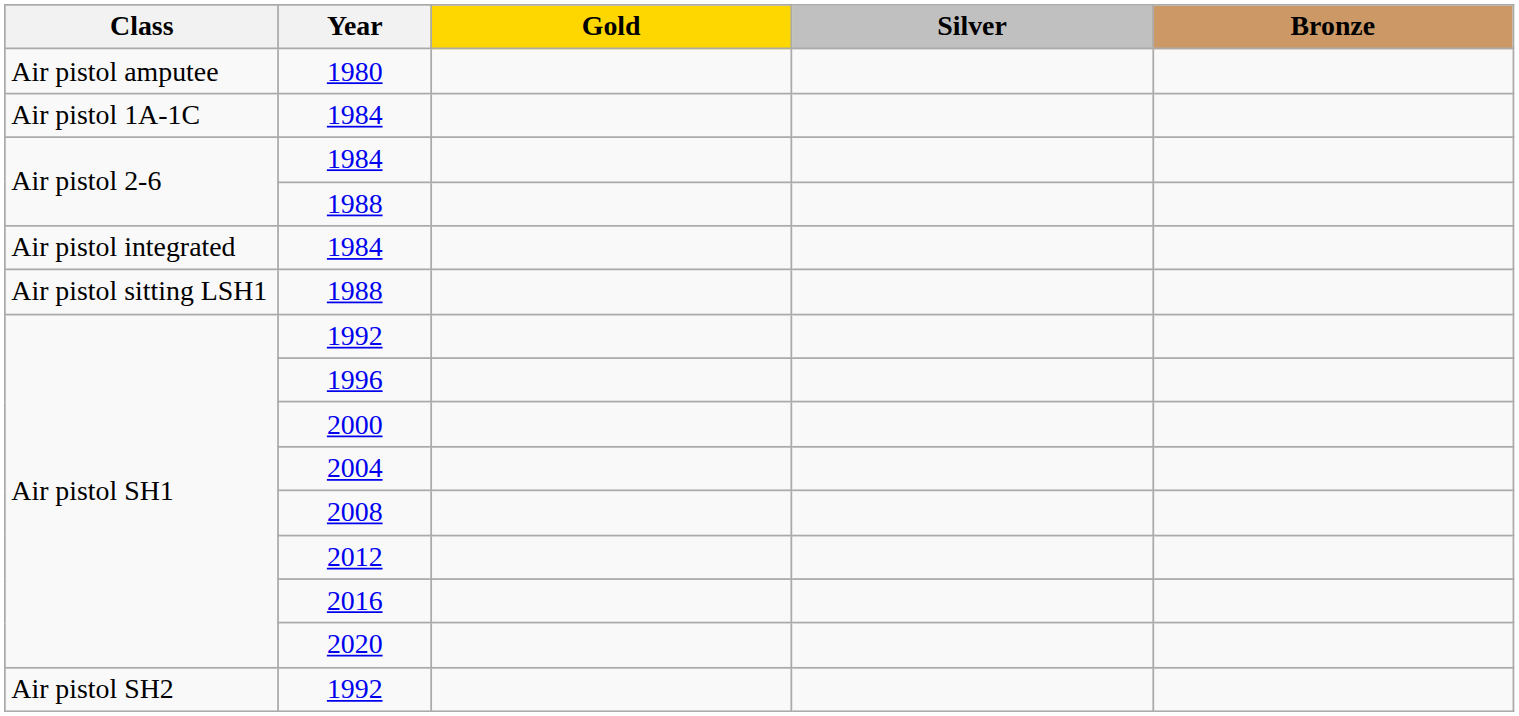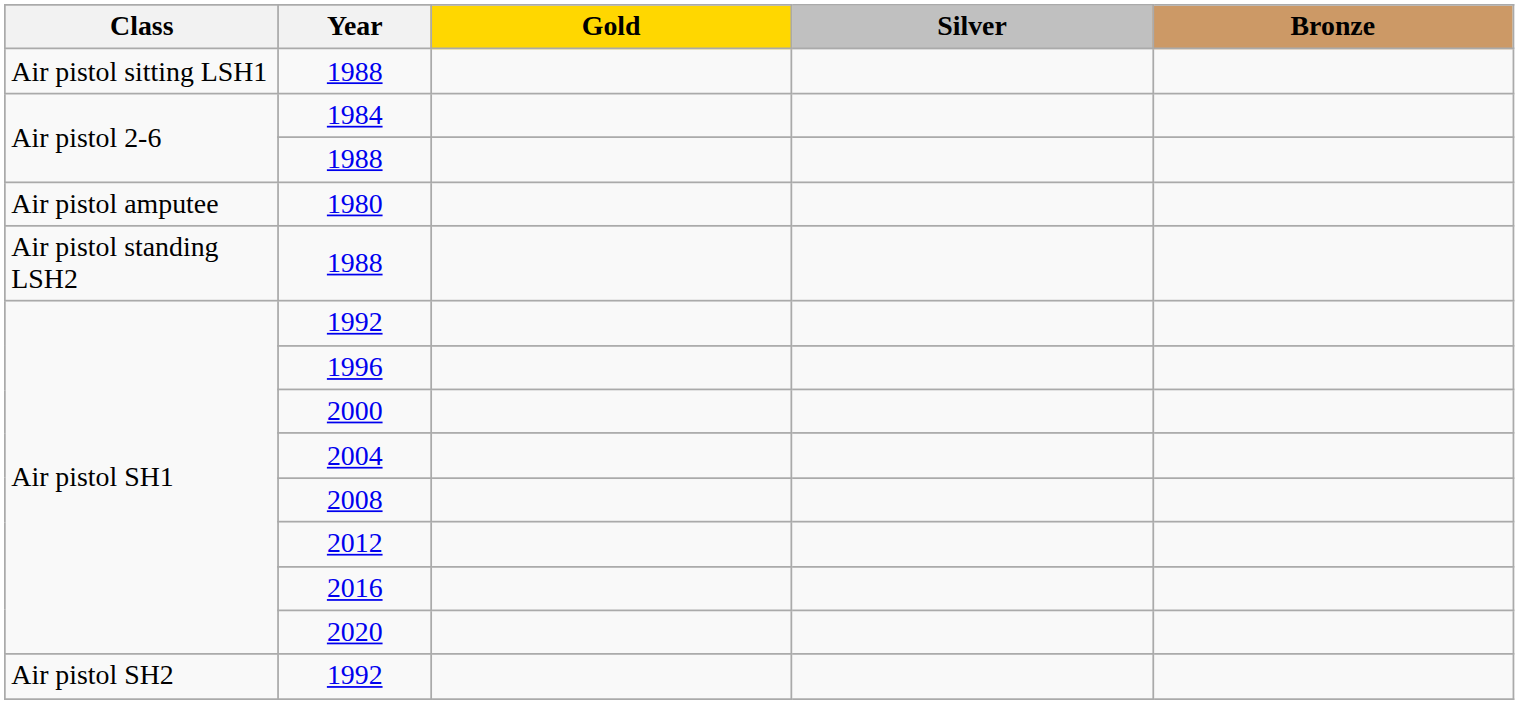rows swapped: (115, 70) <-> (139, 291)
- row: (106, 114)
- row: (123, 247)
+ row: (115, 262)
